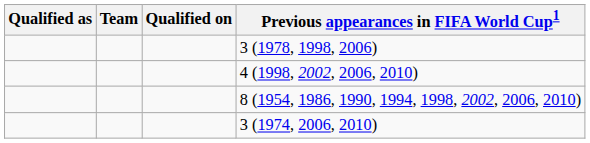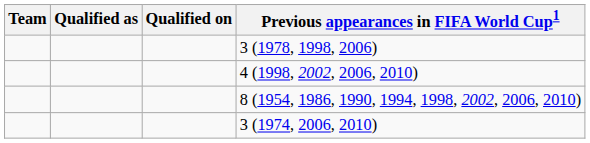columns swapped: (119, 19) <-> (50, 19)
